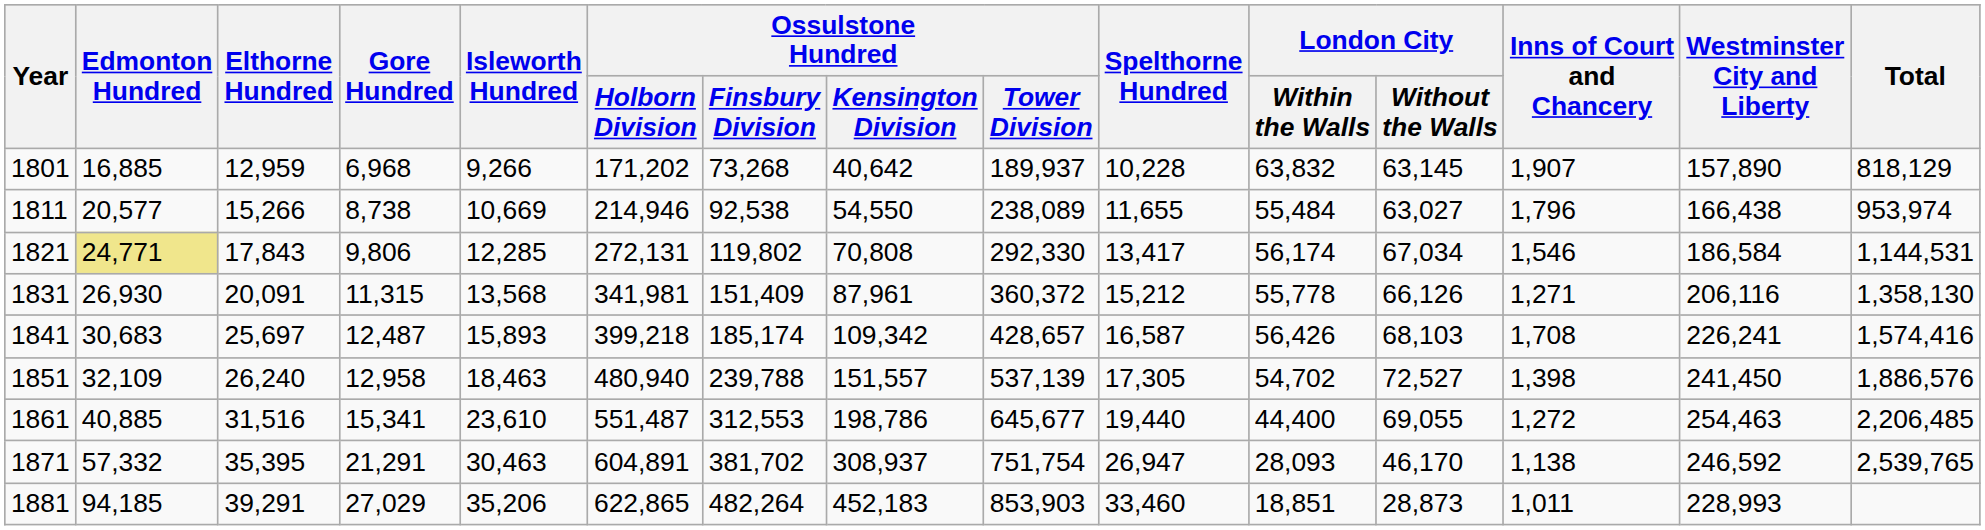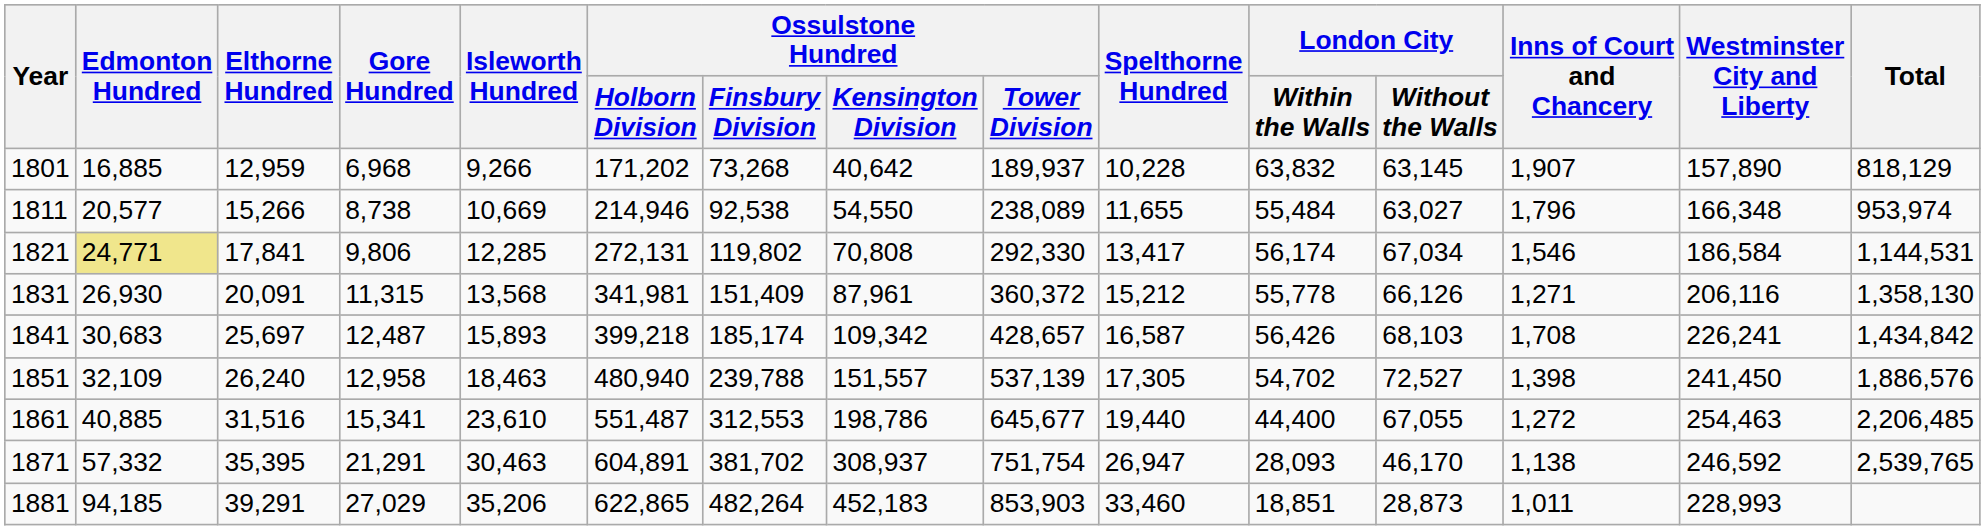(1734, 210) 166,438 -> (1734, 210) 166,348
(265, 252) 17,843 -> (265, 252) 17,841
(1915, 336) 1,574,416 -> (1915, 336) 1,434,842
(1423, 419) 69,055 -> (1423, 419) 67,055
